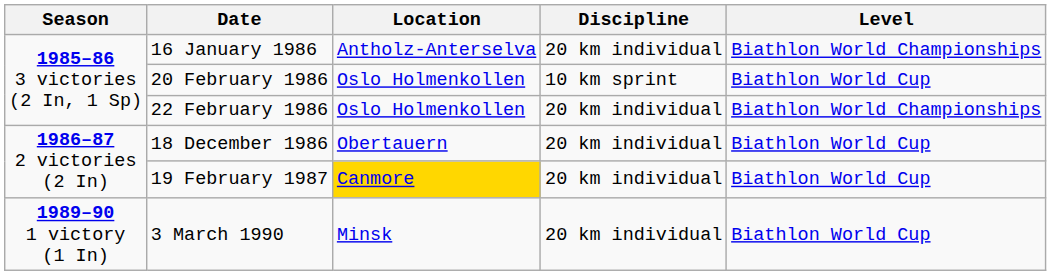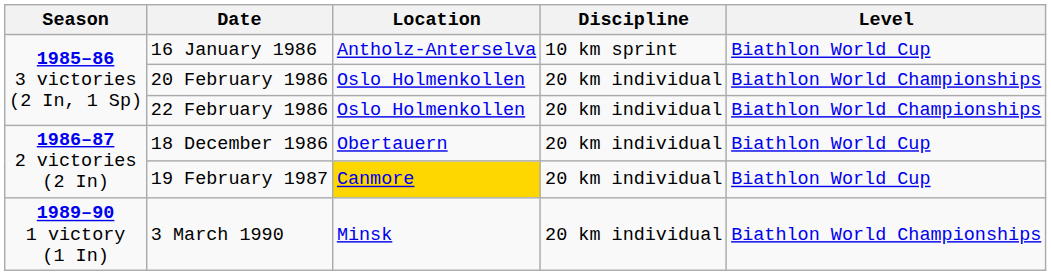(634, 50) 20 km individual -> (612, 50) 10 km sprint
(886, 50) Biathlon World Championships -> (831, 50) Biathlon World Cup
(612, 80) 10 km sprint -> (634, 80) 20 km individual
(831, 80) Biathlon World Cup -> (886, 80) Biathlon World Championships
(831, 234) Biathlon World Cup -> (886, 234) Biathlon World Championships
